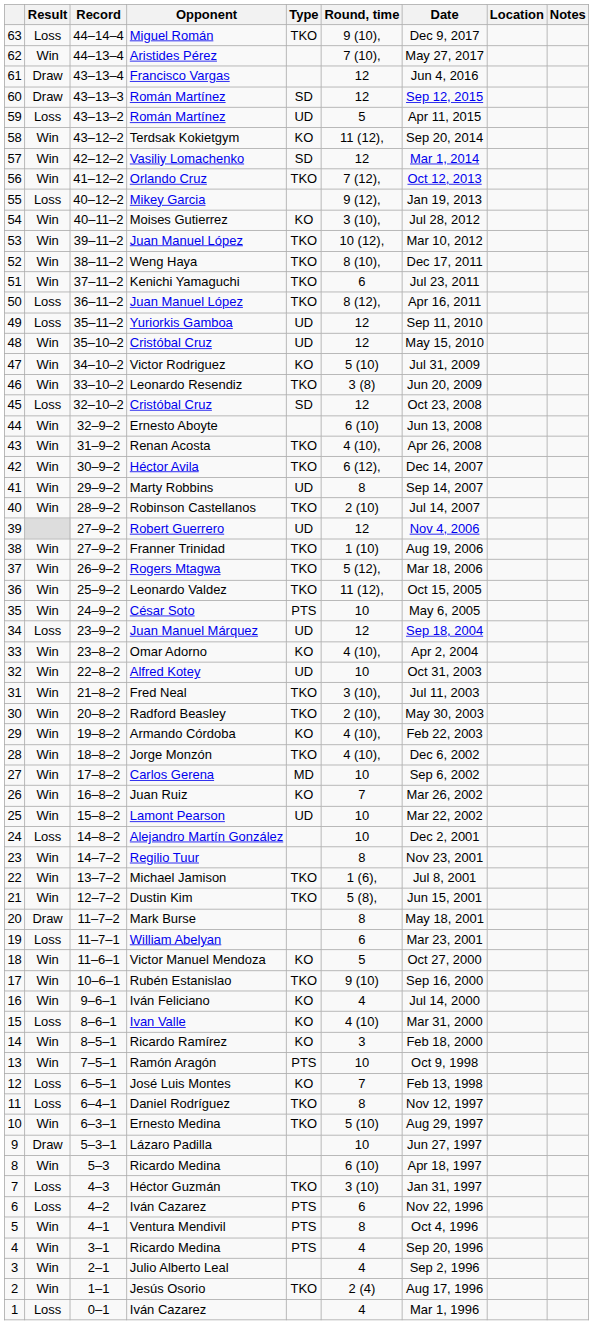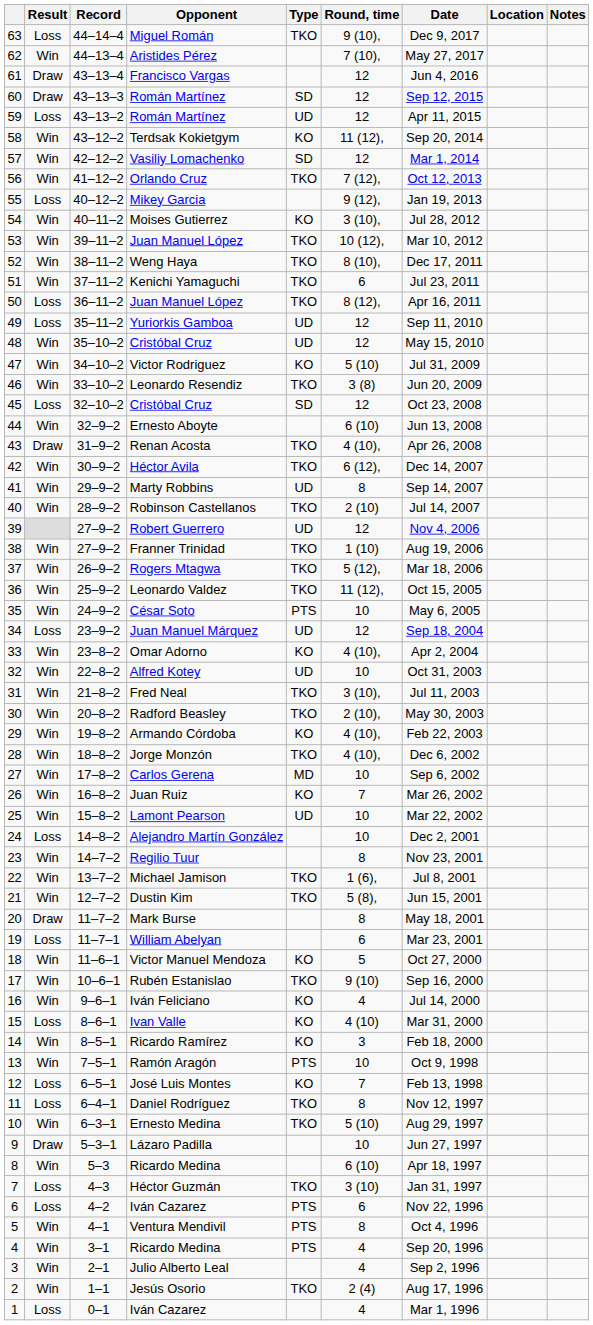(362, 117) 5 -> (362, 117) 12
(48, 446) Win -> (48, 446) Draw
